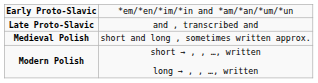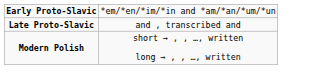- row: (51, 38)
